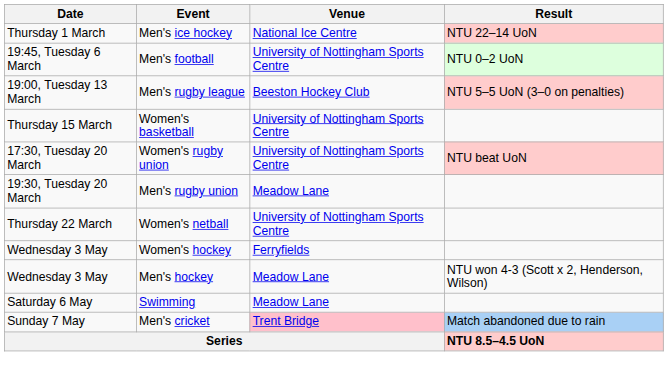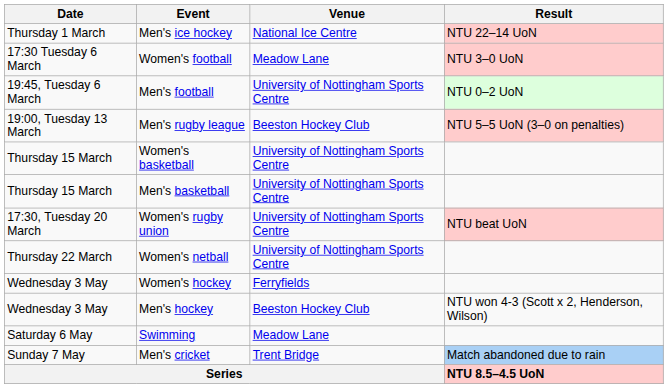+ row: (185, 59)
+ row: (184, 191)
- row: (189, 191)
(291, 276) Meadow Lane -> (311, 309) Beeston Hockey Club
(286, 322) pink background -> (286, 355) no background
